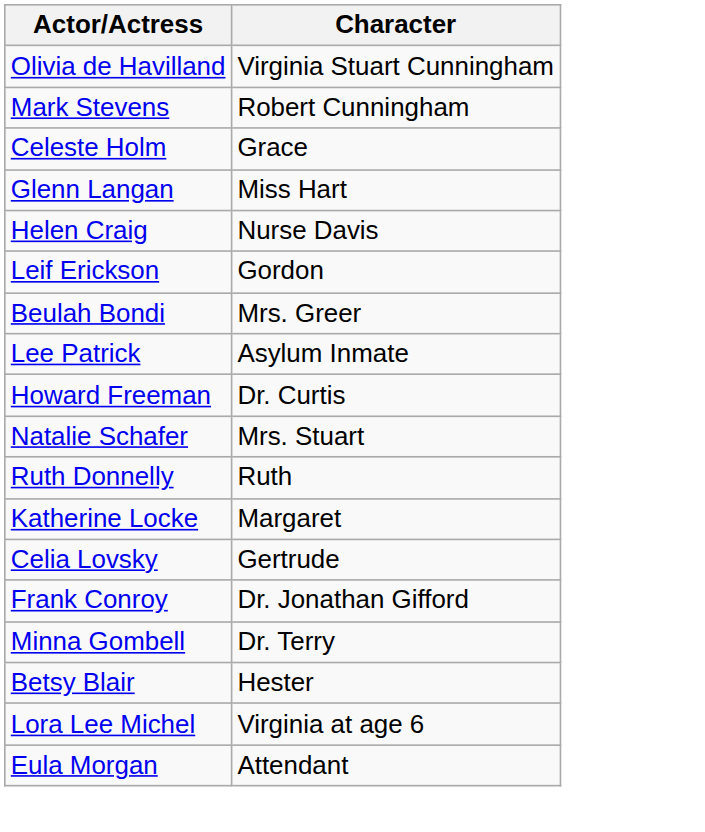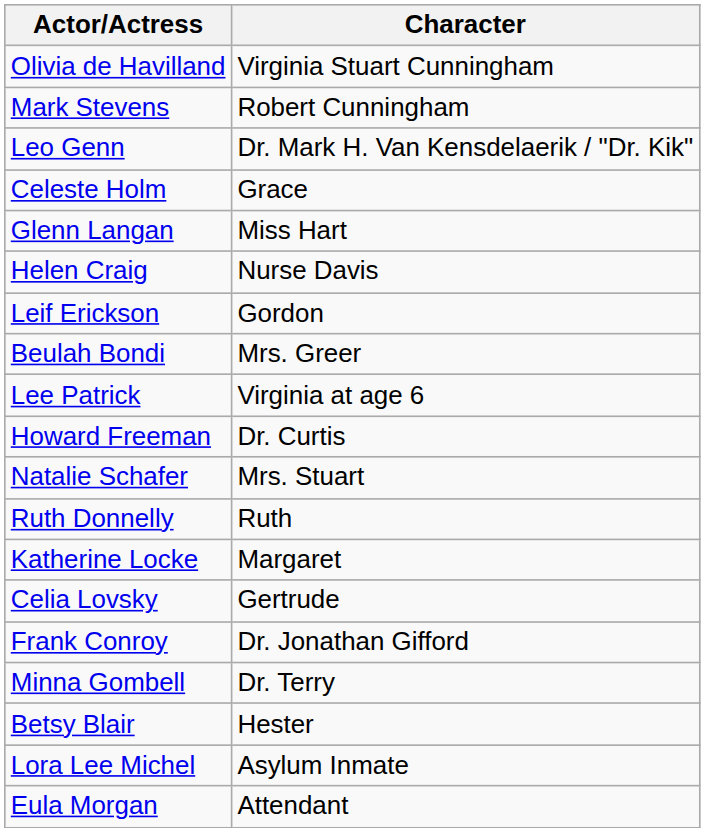+ row: (68, 148)
(323, 353) Asylum Inmate -> (331, 395) Virginia at age 6
(331, 723) Virginia at age 6 -> (323, 764) Asylum Inmate
